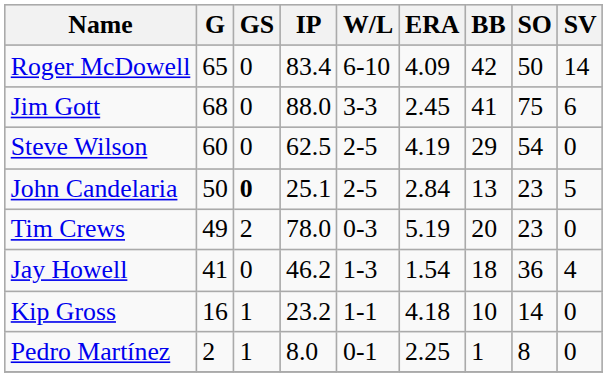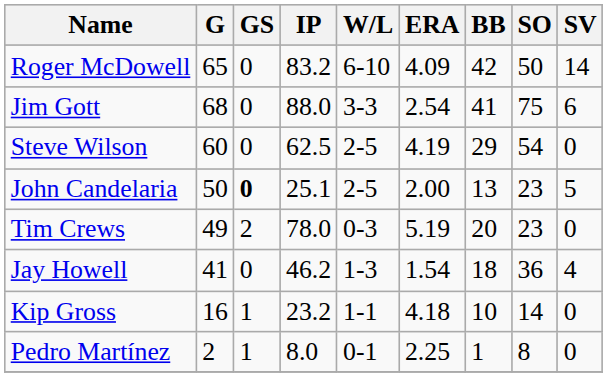(309, 65) 83.4 -> (309, 65) 83.2
(428, 106) 2.45 -> (428, 106) 2.54
(428, 188) 2.84 -> (428, 188) 2.00
